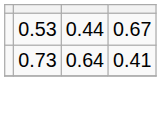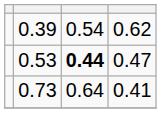+ row: (38, 29)
(85, 29) normal -> (85, 60) bold
(132, 29) 0.67 -> (132, 60) 0.47
